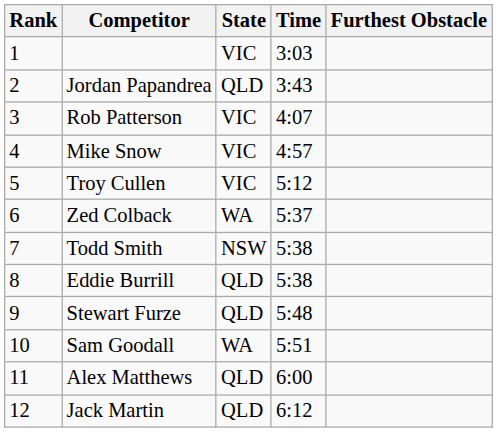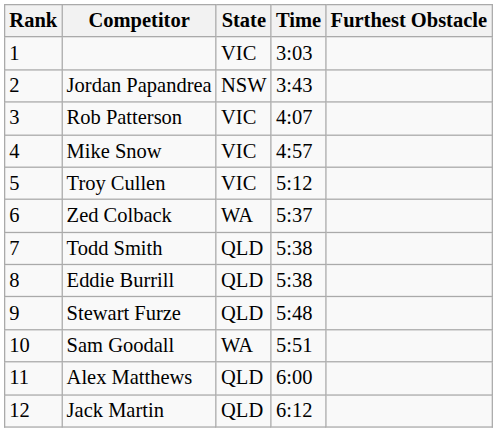(242, 85) QLD -> (244, 85) NSW
(244, 248) NSW -> (242, 248) QLD
